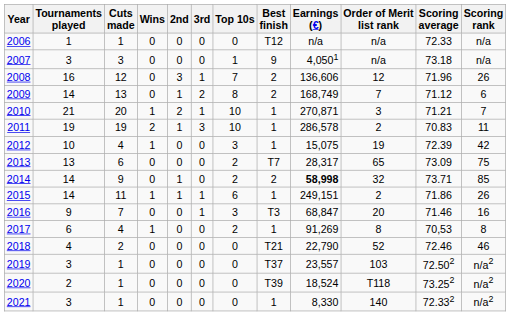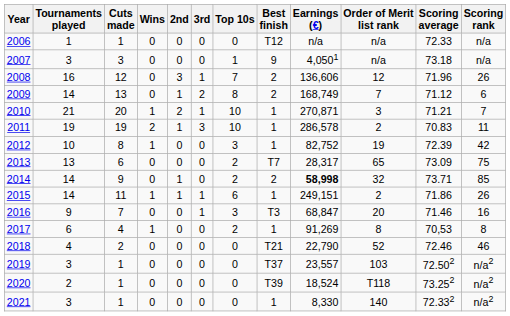(121, 145) 4 -> (121, 145) 8
(322, 145) 15,075 -> (322, 145) 82,752
